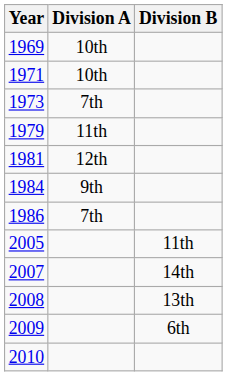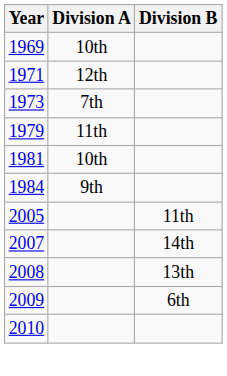(92, 74) 10th -> (92, 74) 12th
(92, 159) 12th -> (92, 159) 10th
- row: (26, 215)
